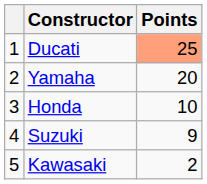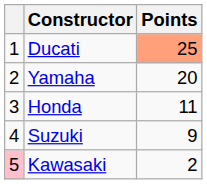(187, 107) 10 -> (188, 107) 11
(14, 165) no background -> (14, 165) pink background
